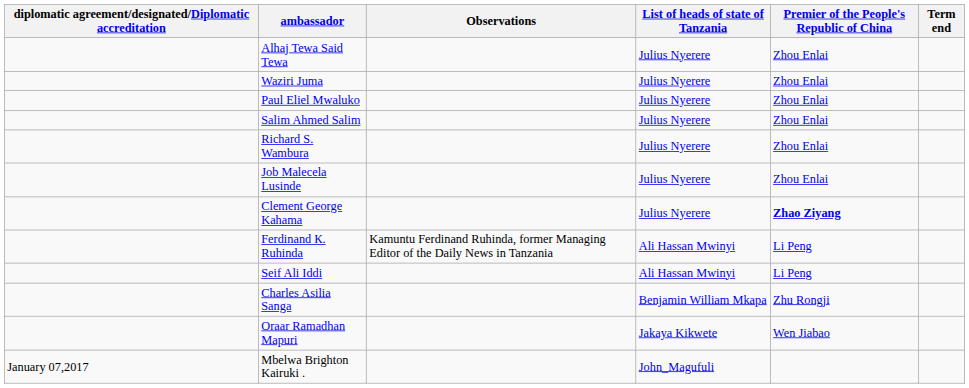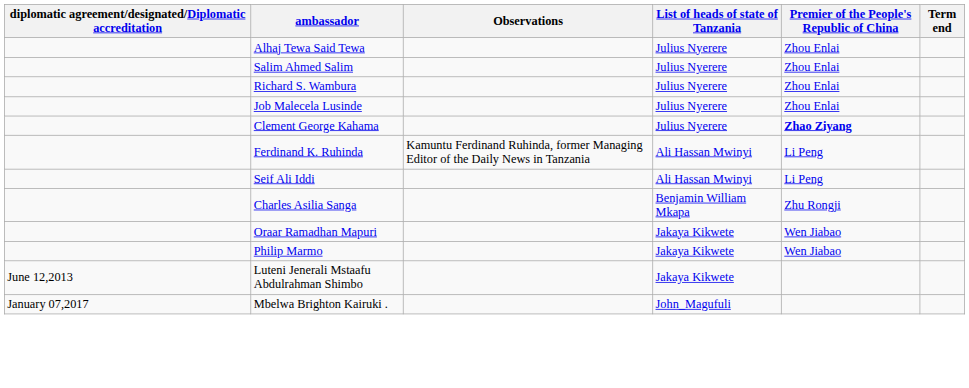- row: (292, 81)
- row: (311, 100)
+ row: (288, 251)
+ row: (312, 277)
